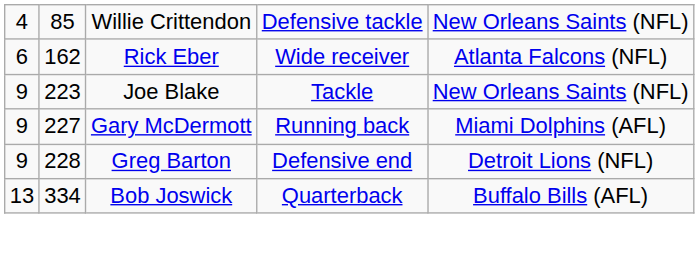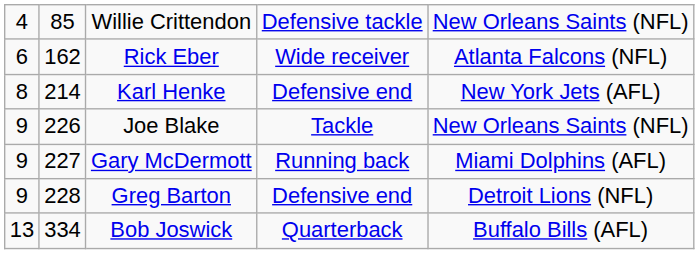+ row: (171, 91)
(63, 91) 223 -> (63, 126) 226
